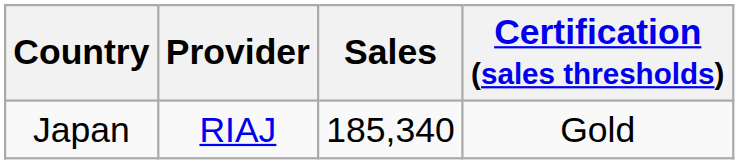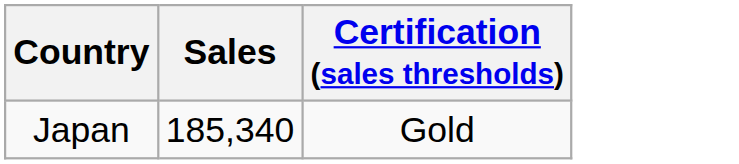- column: (238, 52)
